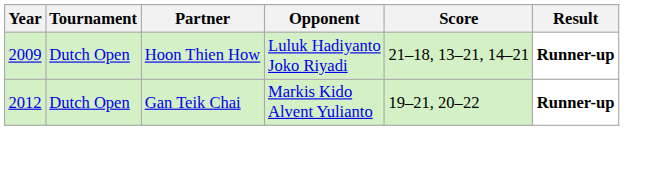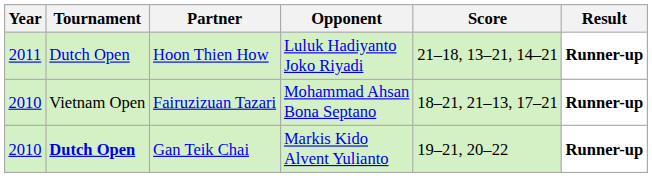(25, 55) 2009 -> (25, 55) 2011
+ row: (215, 102)
(25, 102) 2012 -> (25, 149) 2010
(90, 102) normal -> (92, 149) bold
